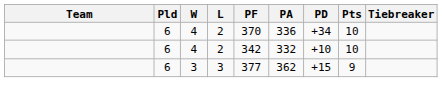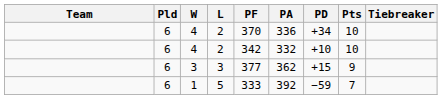+ row: (194, 85)
